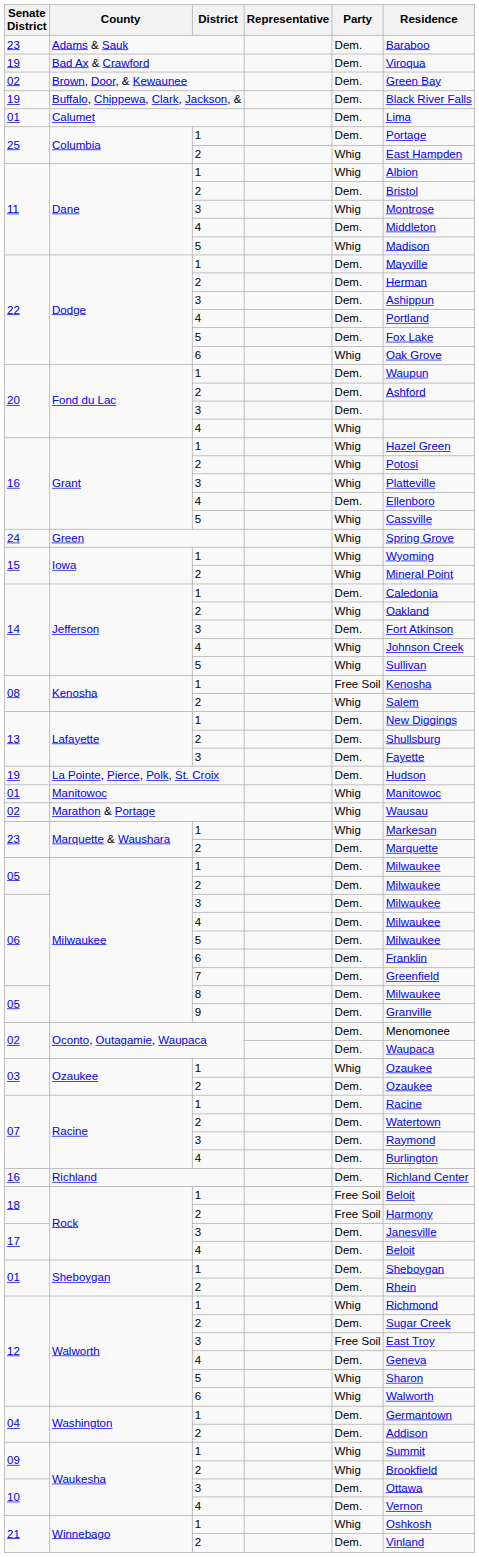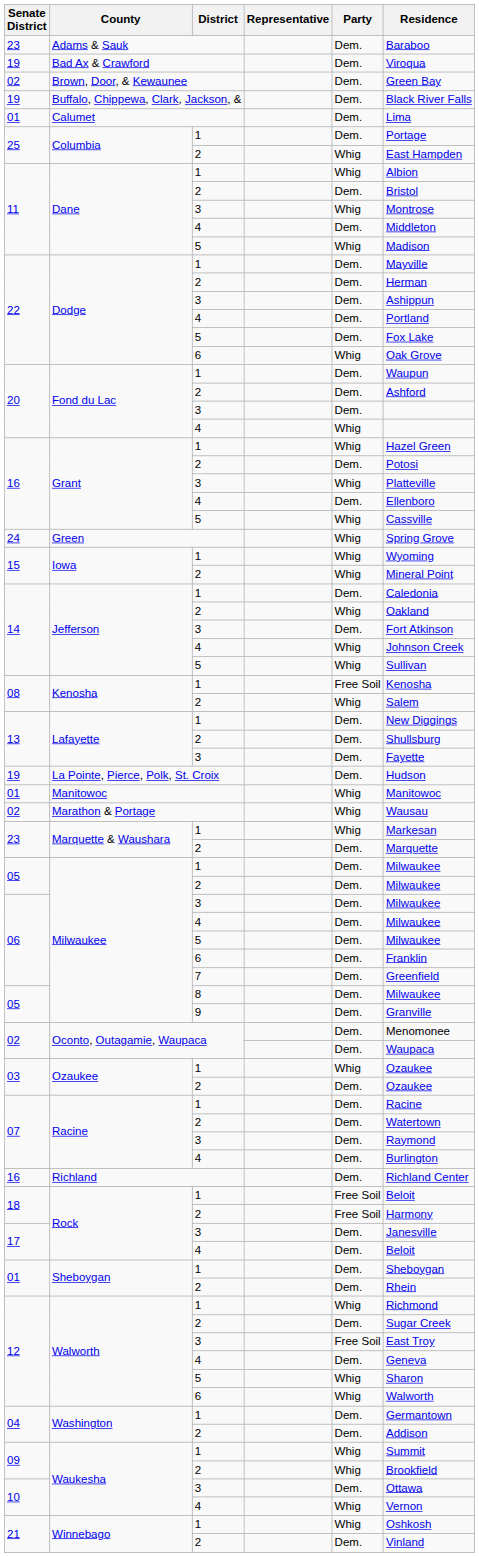(348, 465) Whig -> (348, 465) Dem.
(348, 1506) Dem. -> (348, 1506) Whig
